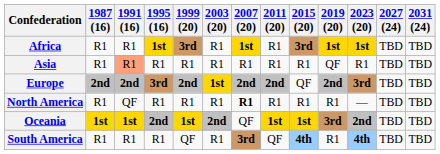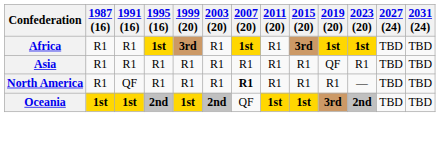(129, 64) lightsalmon background -> (129, 64) no background
- row: (45, 83)
- row: (45, 139)
